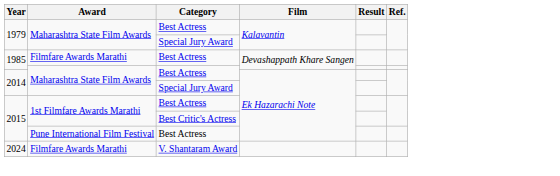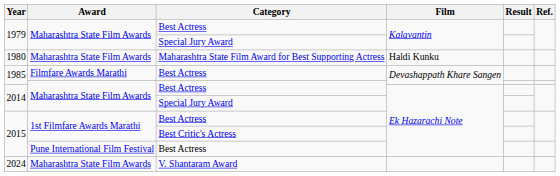+ row: (16, 57)
(78, 149) Filmfare Awards Marathi -> (91, 164) Maharashtra State Film Awards
